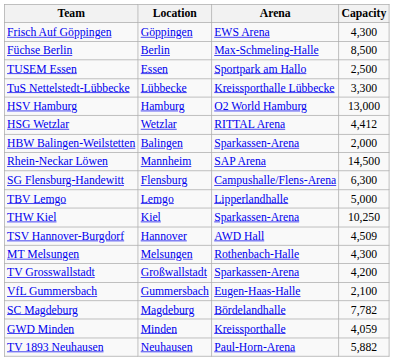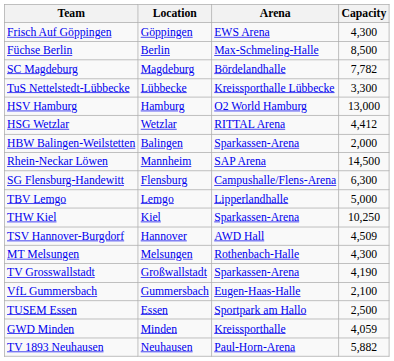rows swapped: (42, 310) <-> (42, 69)
(364, 273) 4,200 -> (364, 273) 4,190
